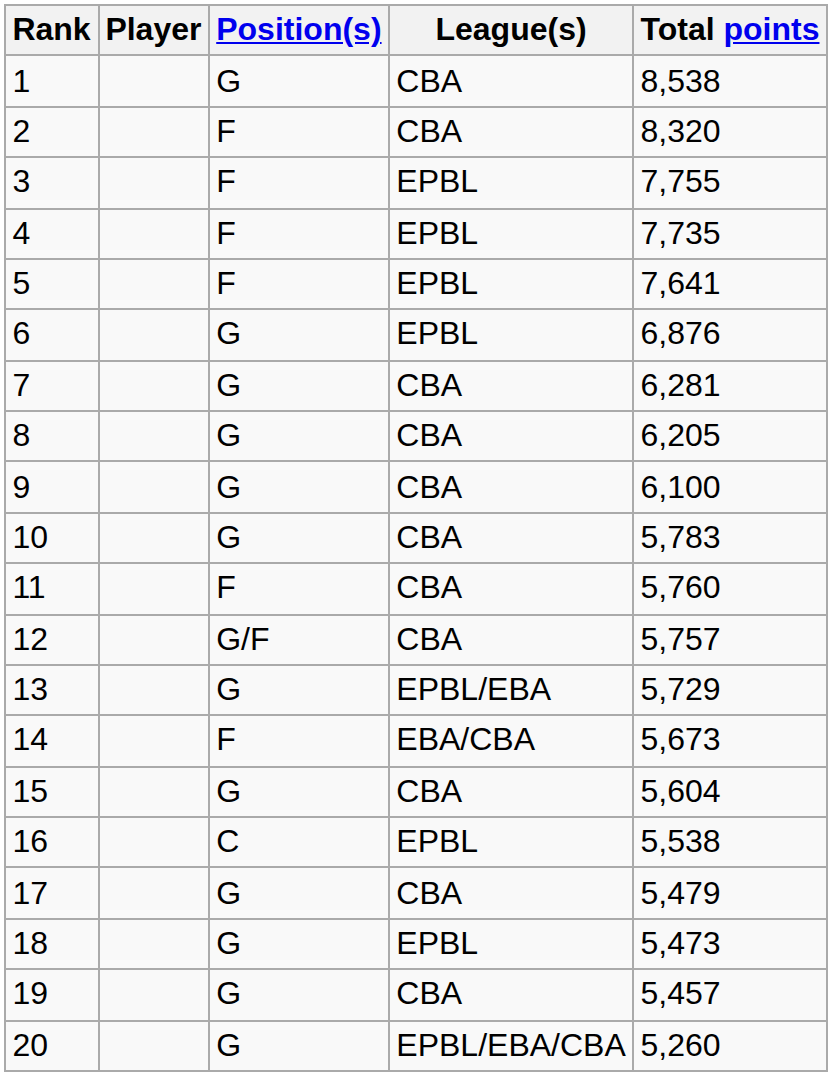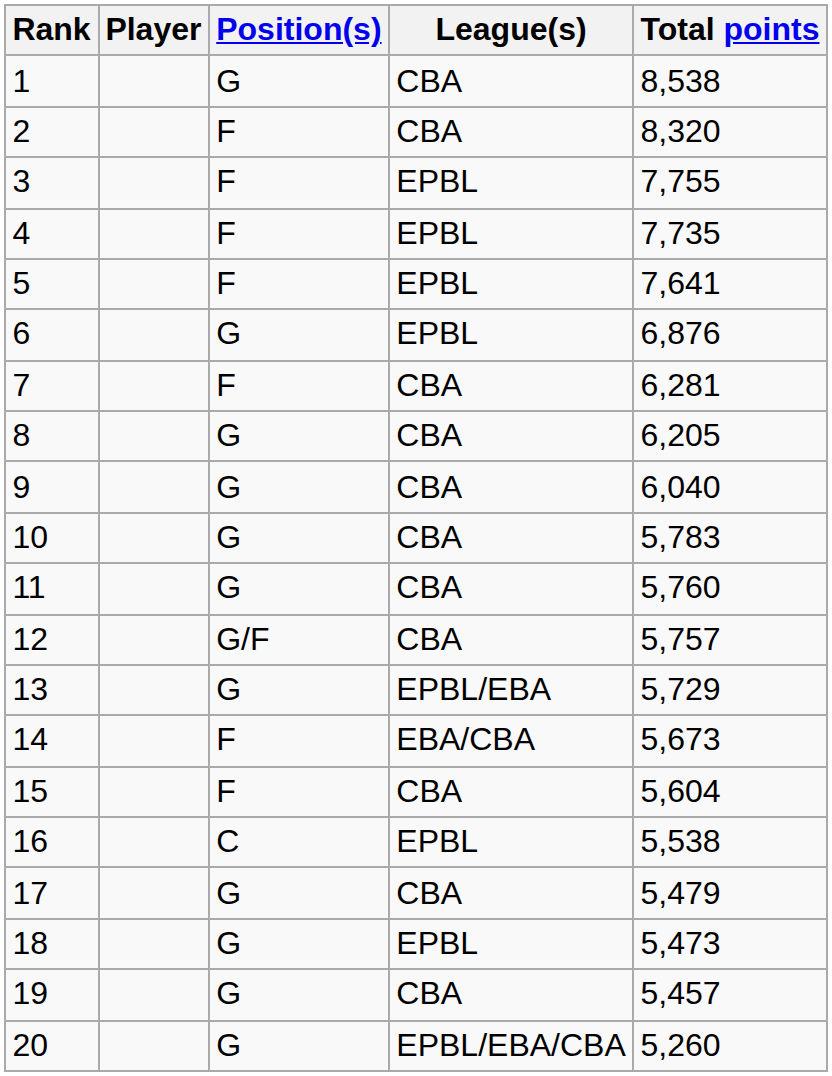(229, 385) G -> (226, 385) F
(681, 486) 6,100 -> (681, 486) 6,040
(226, 588) F -> (229, 588) G
(229, 791) G -> (226, 791) F
